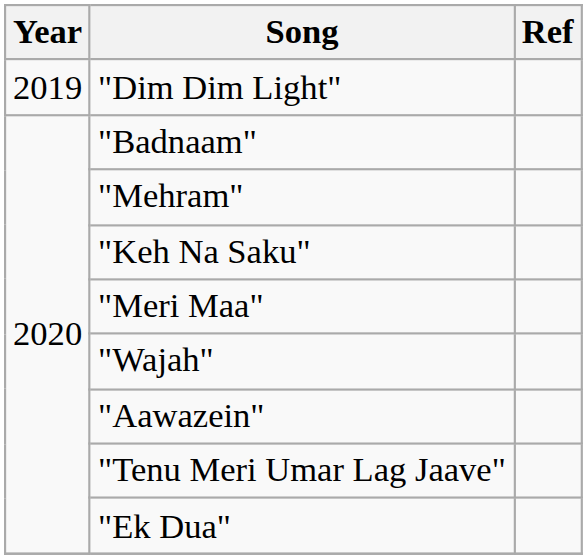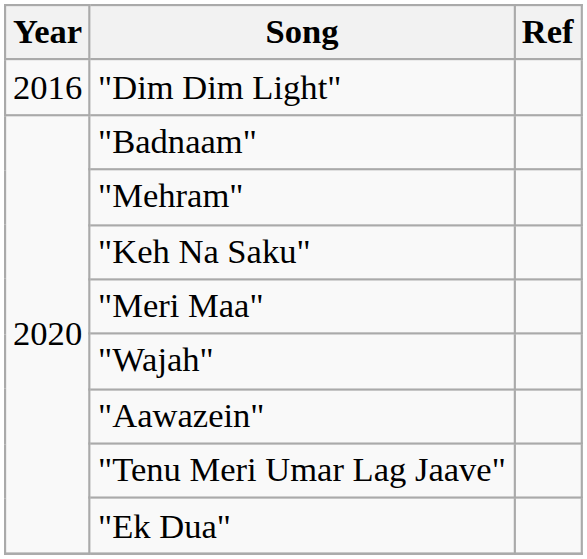(48, 86) 2019 -> (48, 86) 2016
